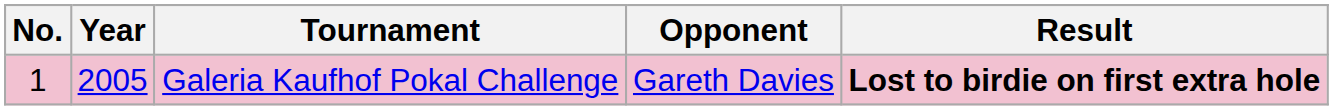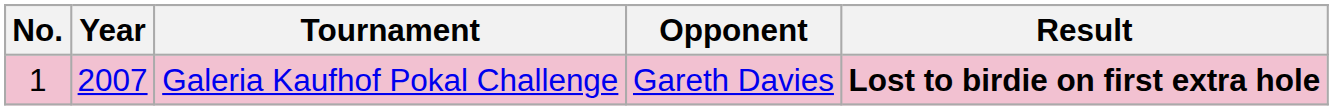(113, 80) 2005 -> (113, 80) 2007
